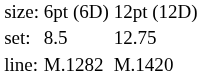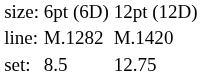rows swapped: (17, 38) <-> (21, 64)
